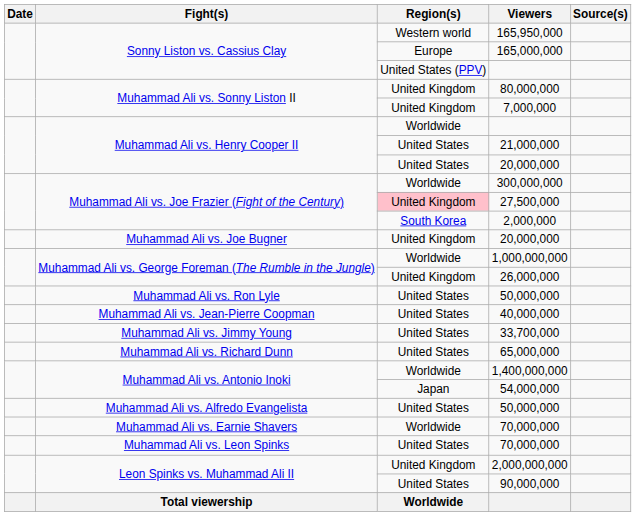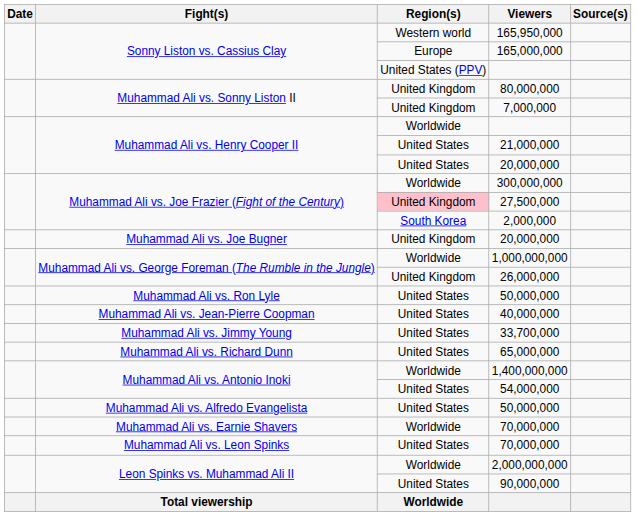(433, 389) Japan -> (433, 389) United States
(433, 464) United Kingdom -> (433, 464) Worldwide
